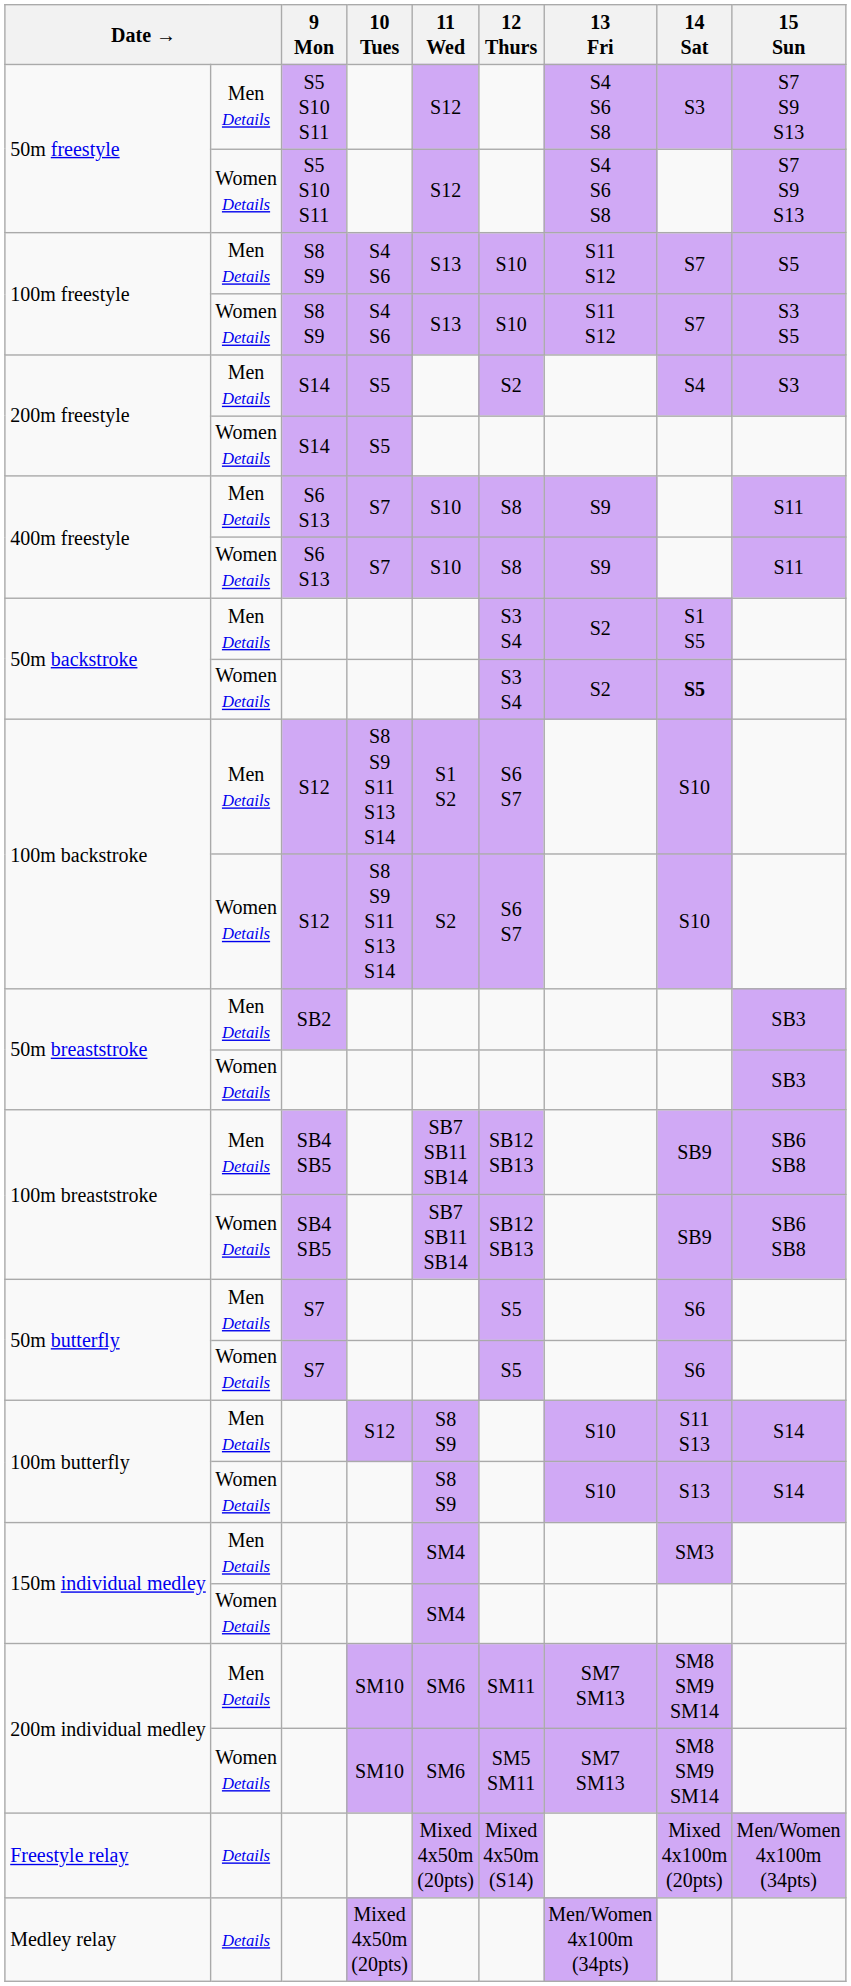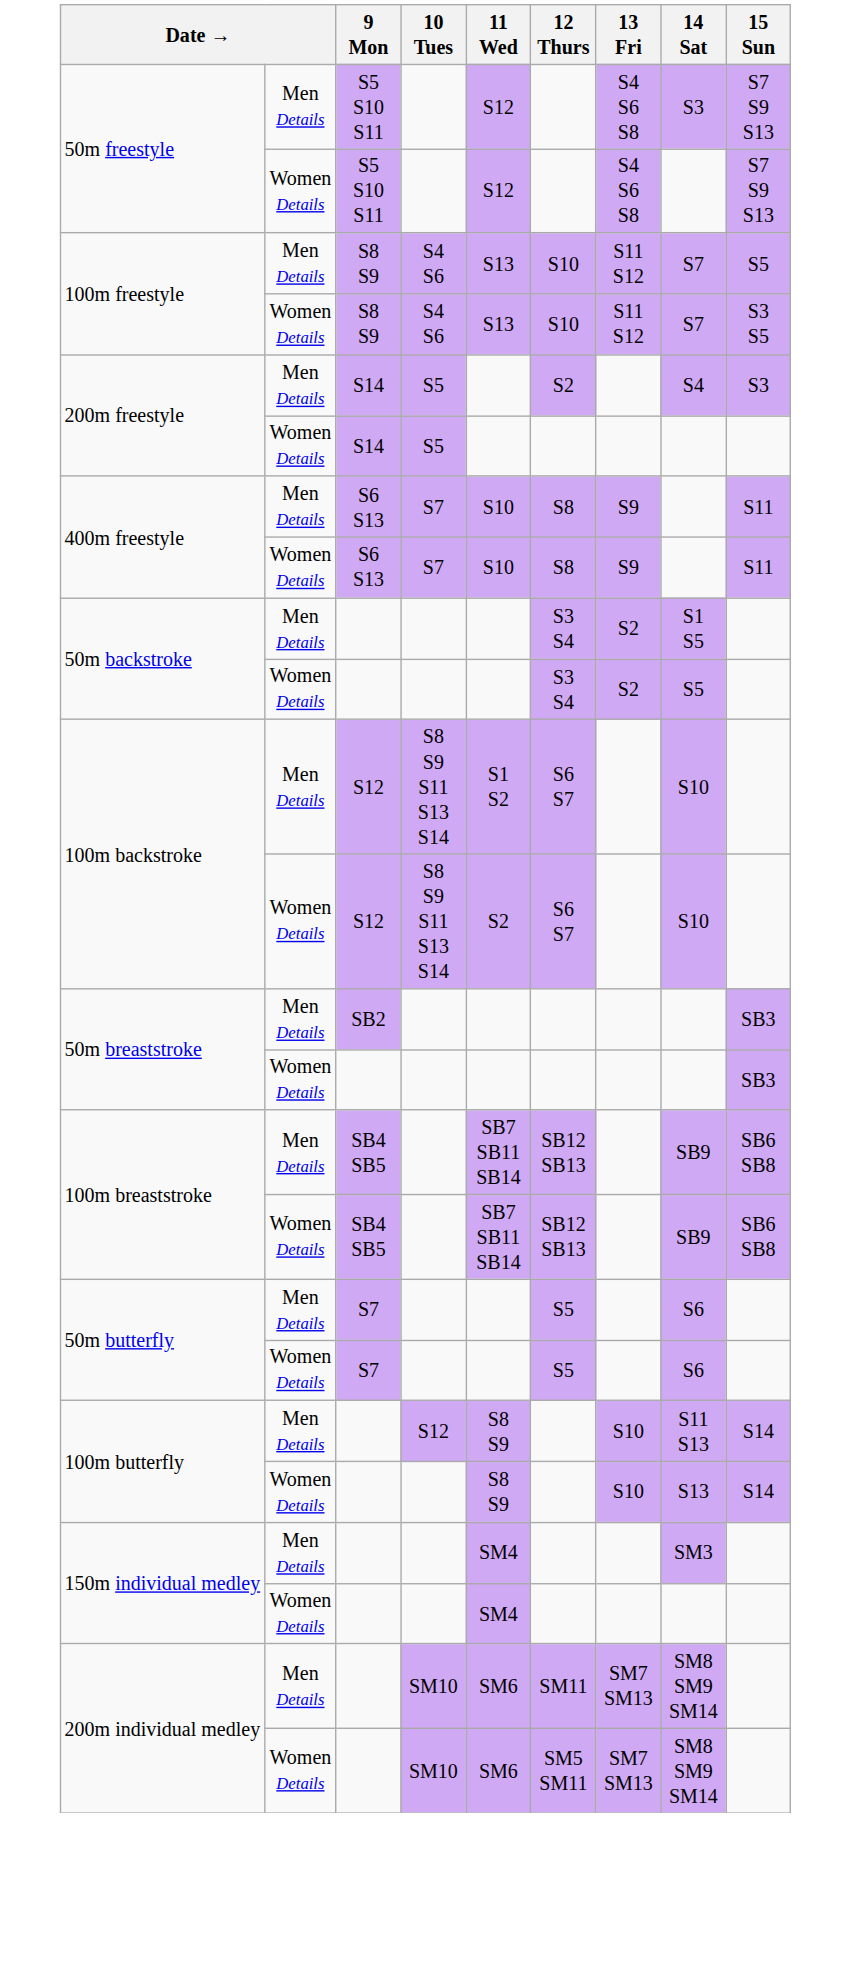(694, 689) bold -> (693, 689) normal
- row: (69, 1855)
- row: (63, 1939)
